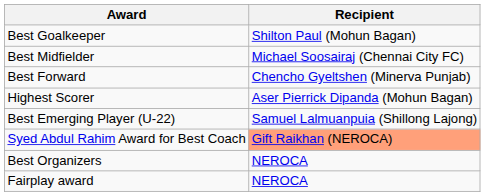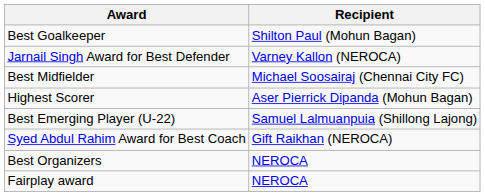+ row: (119, 56)
- row: (46, 77)
(322, 139) lightsalmon background -> (322, 139) no background
